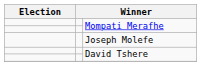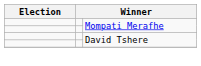- row: (40, 40)
